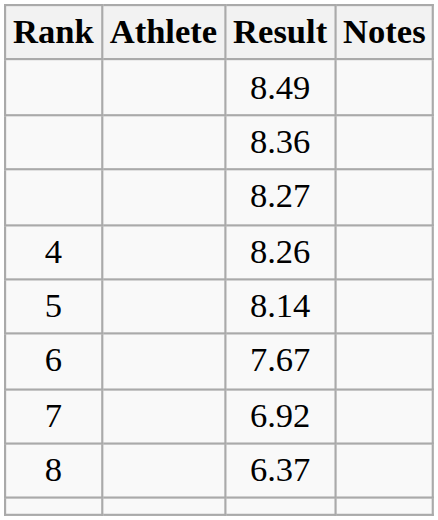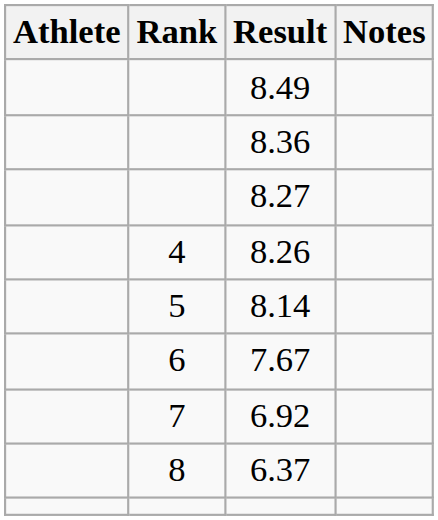columns swapped: (53, 31) <-> (163, 31)
